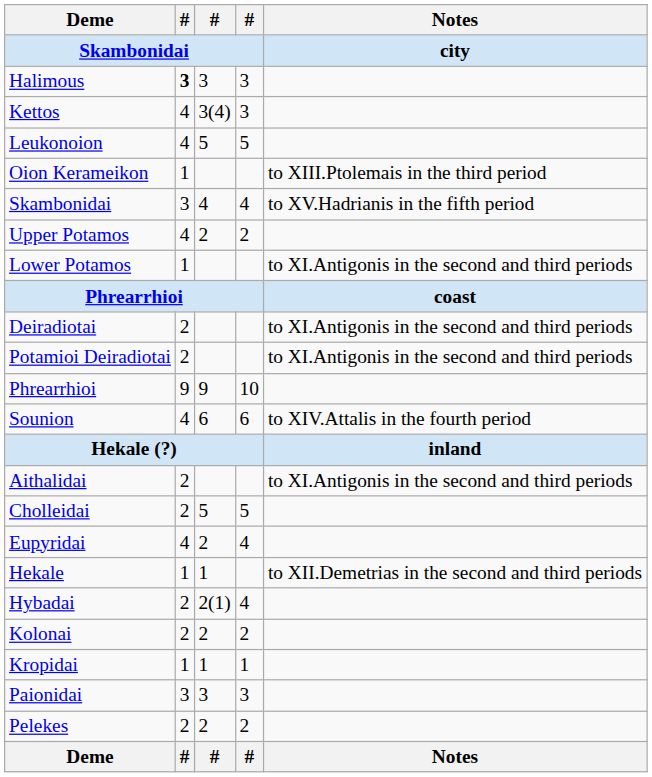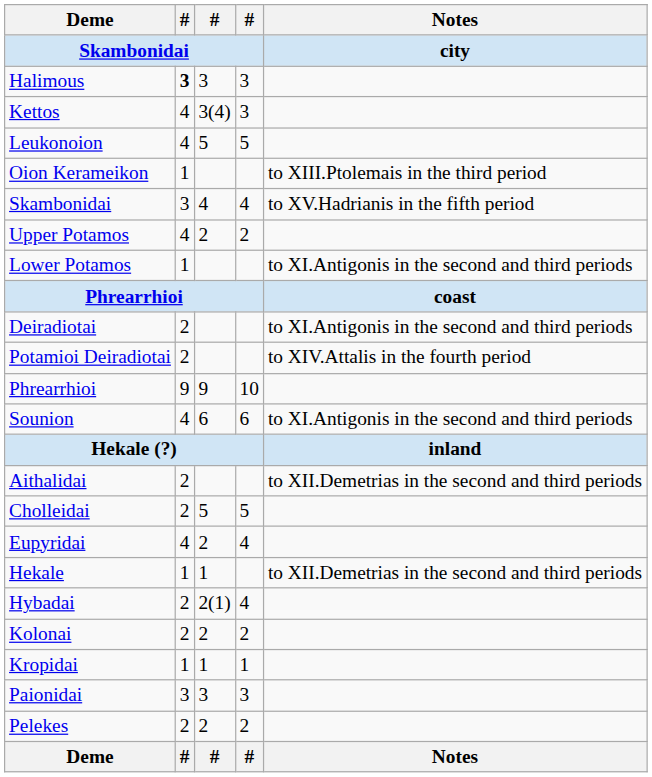(450, 357) to XI.Antigonis in the second and third periods -> (399, 357) to XIV.Attalis in the fourth period
(399, 419) to XIV.Attalis in the fourth period -> (450, 419) to XI.Antigonis in the second and third periods
(450, 480) to XI.Antigonis in the second and third periods -> (455, 480) to XII.Demetrias in the second and third periods
